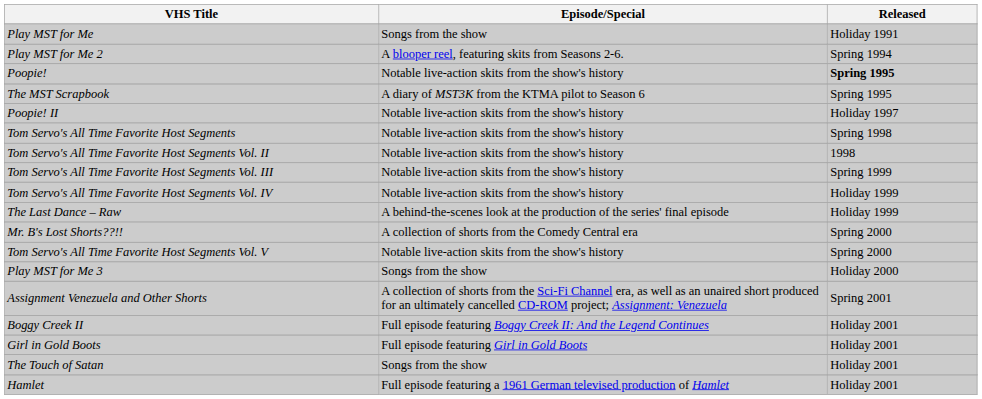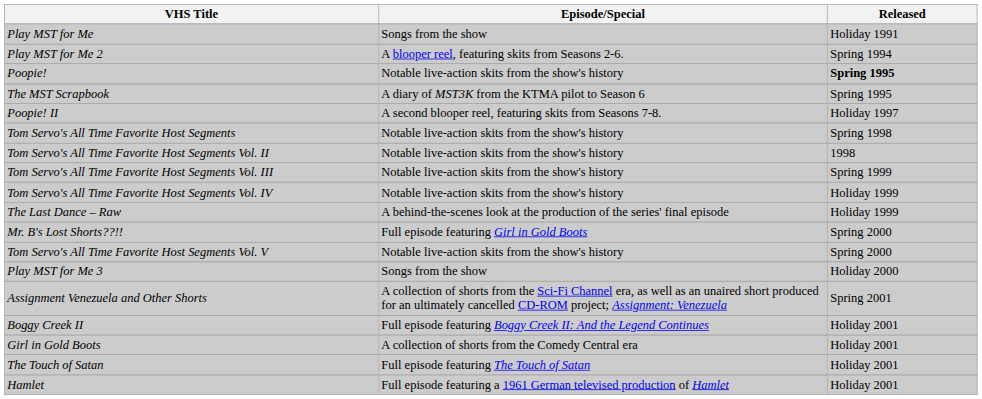(502, 113) Notable live-action skits from the show's history -> (521, 113) A second blooper reel, featuring skits from Seasons 7-8.
(510, 232) A collection of shorts from the Comedy Central era -> (484, 232) Full episode featuring Girl in Gold Boots
(484, 345) Full episode featuring Girl in Gold Boots -> (510, 345) A collection of shorts from the Comedy Central era
(434, 364) Songs from the show -> (486, 364) Full episode featuring The Touch of Satan
